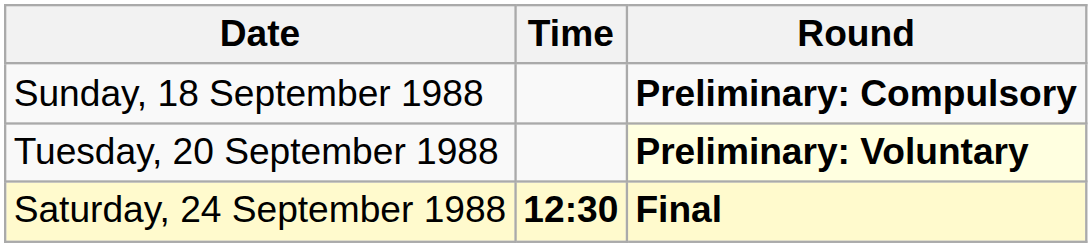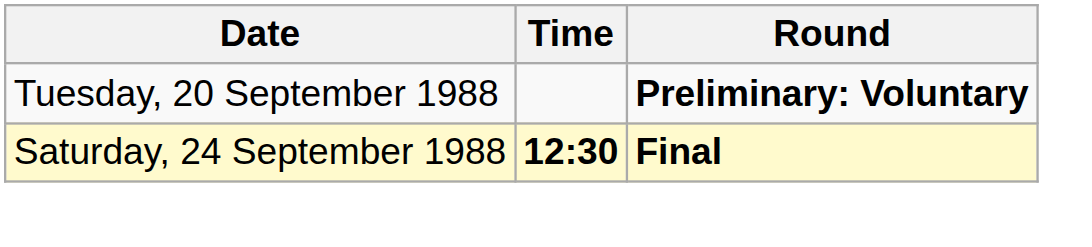- row: (249, 92)
(832, 151) lightyellow background -> (832, 92) no background
